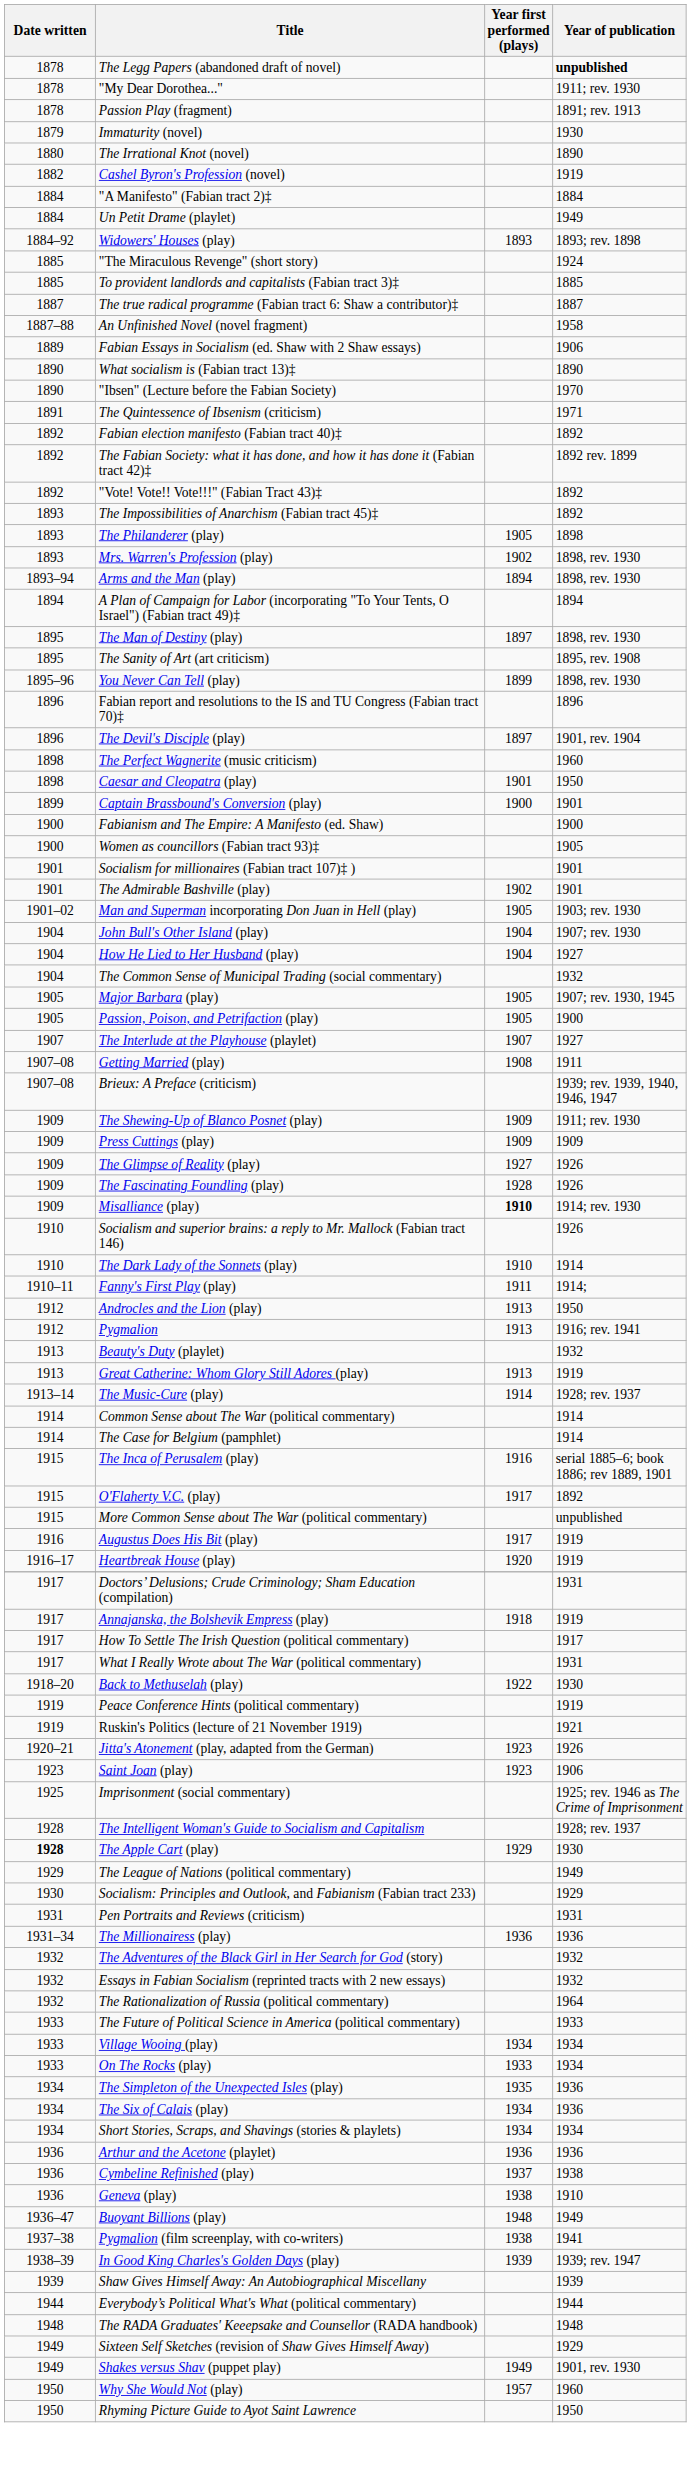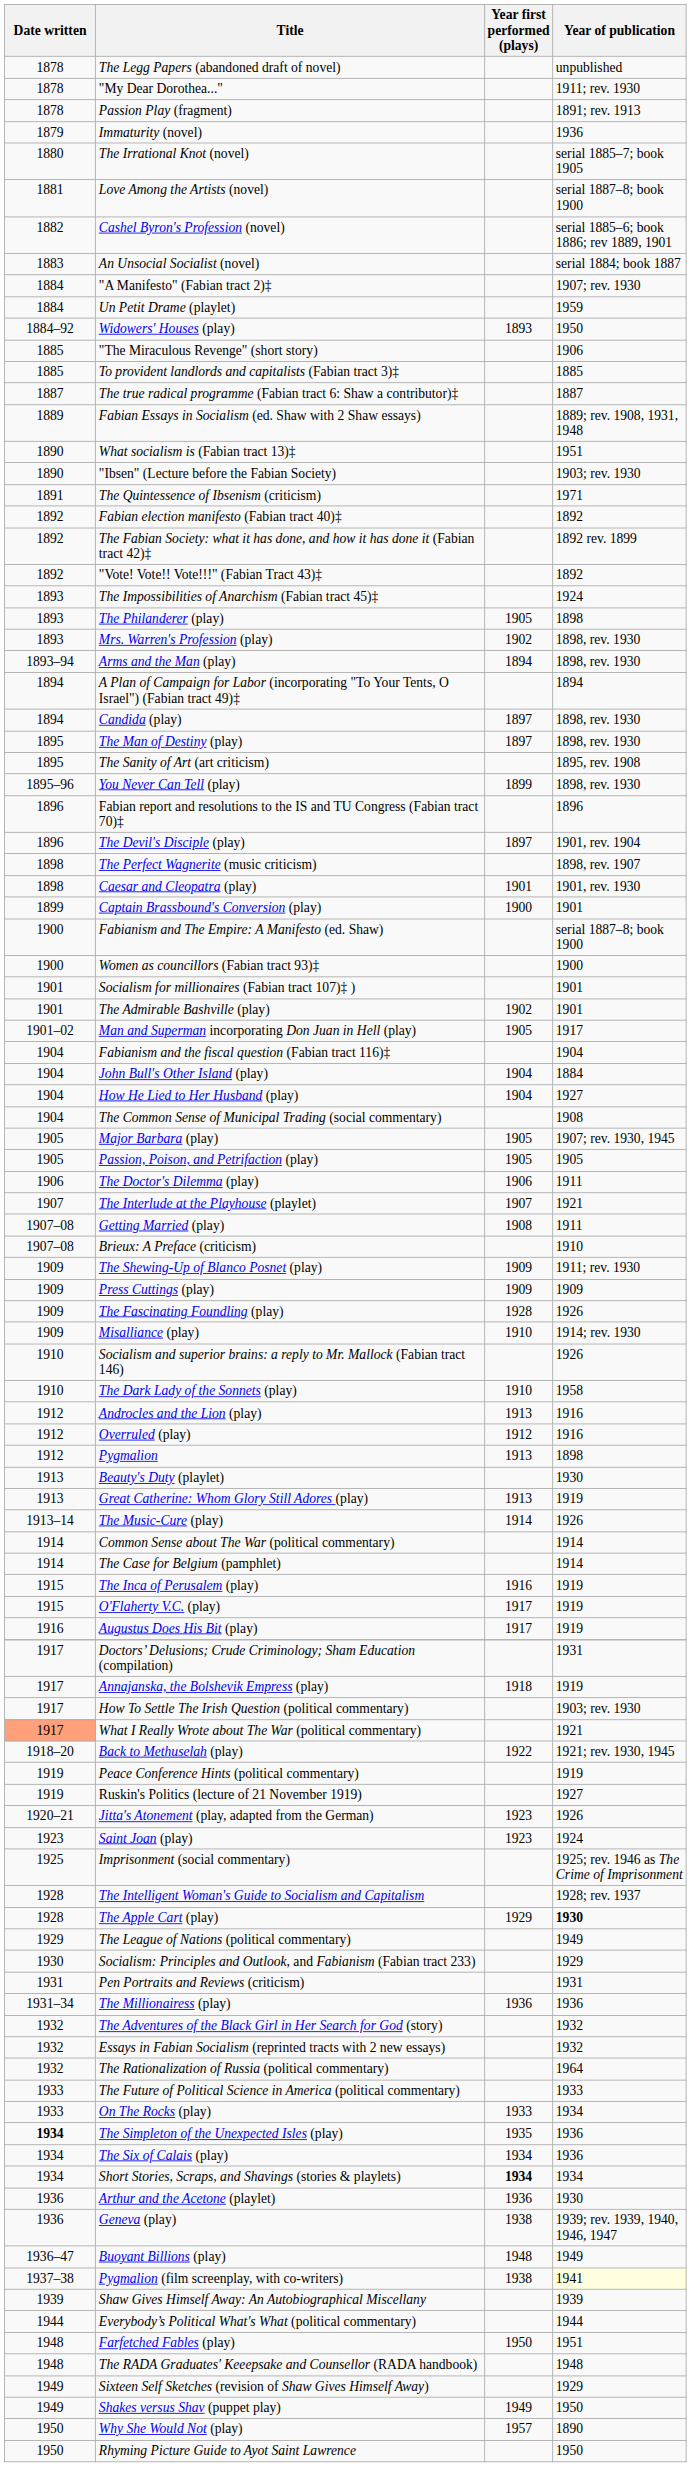(592, 67) bold -> (589, 67) normal
(569, 132) 1930 -> (569, 132) 1936
(569, 153) 1890 -> (610, 161) serial 1885–7; book 1905
+ row: (184, 190)
(569, 175) 1919 -> (614, 235) serial 1885–6; book 1886; rev 1889, 1901
+ row: (179, 264)
(569, 196) 1884 -> (598, 285) 1907; rev. 1930
(569, 218) 1949 -> (569, 307) 1959
(598, 240) 1893; rev. 1898 -> (569, 329) 1950
(569, 261) 1924 -> (569, 350) 1906
- row: (203, 326)
(569, 347) 1906 -> (617, 422) 1889; rev. 1908, 1931, 1948
(569, 369) 1890 -> (569, 452) 1951
(569, 390) 1970 -> (598, 473) 1903; rev. 1930
(569, 514) 1892 -> (569, 596) 1924
+ row: (140, 720)
(569, 760) 1960 -> (598, 864) 1898, rev. 1907
(569, 781) 1950 -> (598, 886) 1901, rev. 1930
(569, 825) 1900 -> (610, 937) serial 1887–8; book 1900
(569, 846) 1905 -> (569, 966) 1900
(598, 911) 1903; rev. 1930 -> (569, 1031) 1917
+ row: (245, 1052)
(598, 932) 1907; rev. 1930 -> (569, 1074) 1884
(569, 976) 1932 -> (569, 1117) 1908
(569, 1019) 1900 -> (569, 1160) 1905
+ row: (179, 1182)
(569, 1040) 1927 -> (569, 1203) 1921
(617, 1091) 1939; rev. 1939, 1940, 1946, 1947 -> (569, 1246) 1910
- row: (179, 1163)
(519, 1207) bold -> (519, 1332) normal
(569, 1265) 1914 -> (569, 1391) 1958
- row: (167, 1287)
(569, 1308) 1950 -> (569, 1413) 1916
+ row: (145, 1434)
(598, 1330) 1916; rev. 1941 -> (569, 1456) 1898
(569, 1351) 1932 -> (569, 1477) 1930
(598, 1394) 1928; rev. 1937 -> (569, 1520) 1926
(614, 1467) serial 1885–6; book 1886; rev 1889, 1901 -> (569, 1585) 1919
(569, 1496) 1892 -> (569, 1607) 1919
- row: (263, 1518)
- row: (167, 1561)
(569, 1641) 1917 -> (598, 1708) 1903; rev. 1930
(50, 1662) no background -> (50, 1730) lightsalmon background
(569, 1662) 1931 -> (569, 1730) 1921
(569, 1684) 1930 -> (615, 1751) 1921; rev. 1930, 1945
(569, 1727) 1921 -> (569, 1794) 1927
(569, 1770) 1906 -> (569, 1838) 1924
(50, 1850) bold -> (50, 1918) normal
(569, 1850) normal -> (569, 1918) bold
- row: (158, 2044)
(50, 2087) normal -> (50, 2133) bold
(519, 2131) normal -> (519, 2176) bold
(569, 2152) 1936 -> (569, 2198) 1930
- row: (176, 2174)
(569, 2195) 1910 -> (617, 2227) 1939; rev. 1939, 1940, 1946, 1947
(569, 2238) no background -> (569, 2278) lightyellow background
- row: (219, 2260)
+ row: (167, 2343)
(598, 2368) 1901, rev. 1930 -> (569, 2407) 1950
(569, 2389) 1960 -> (569, 2429) 1890
